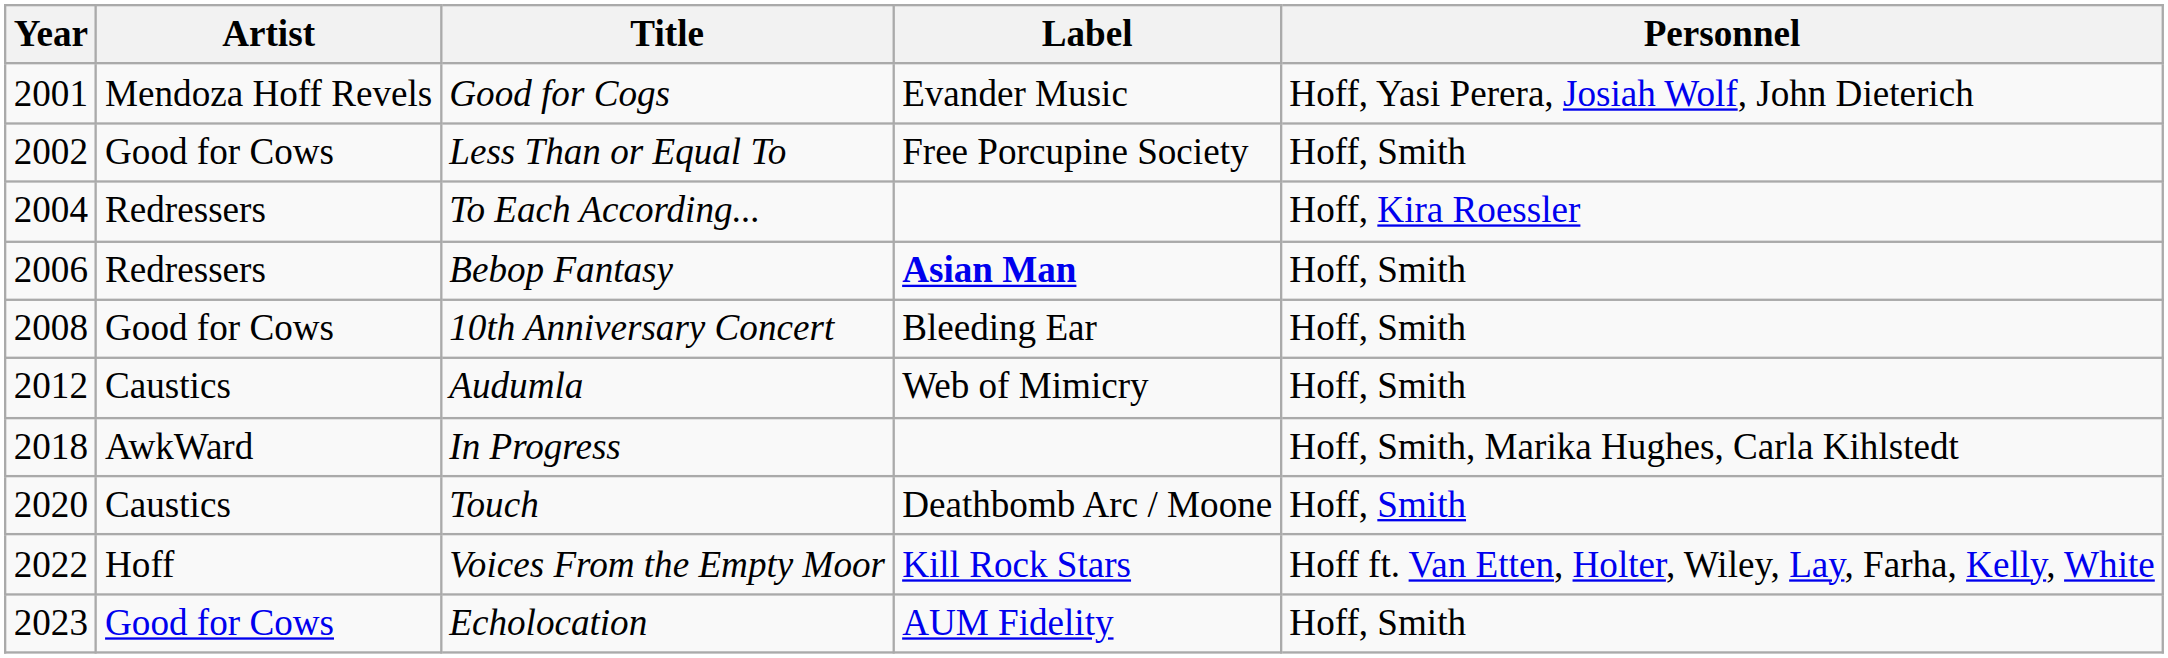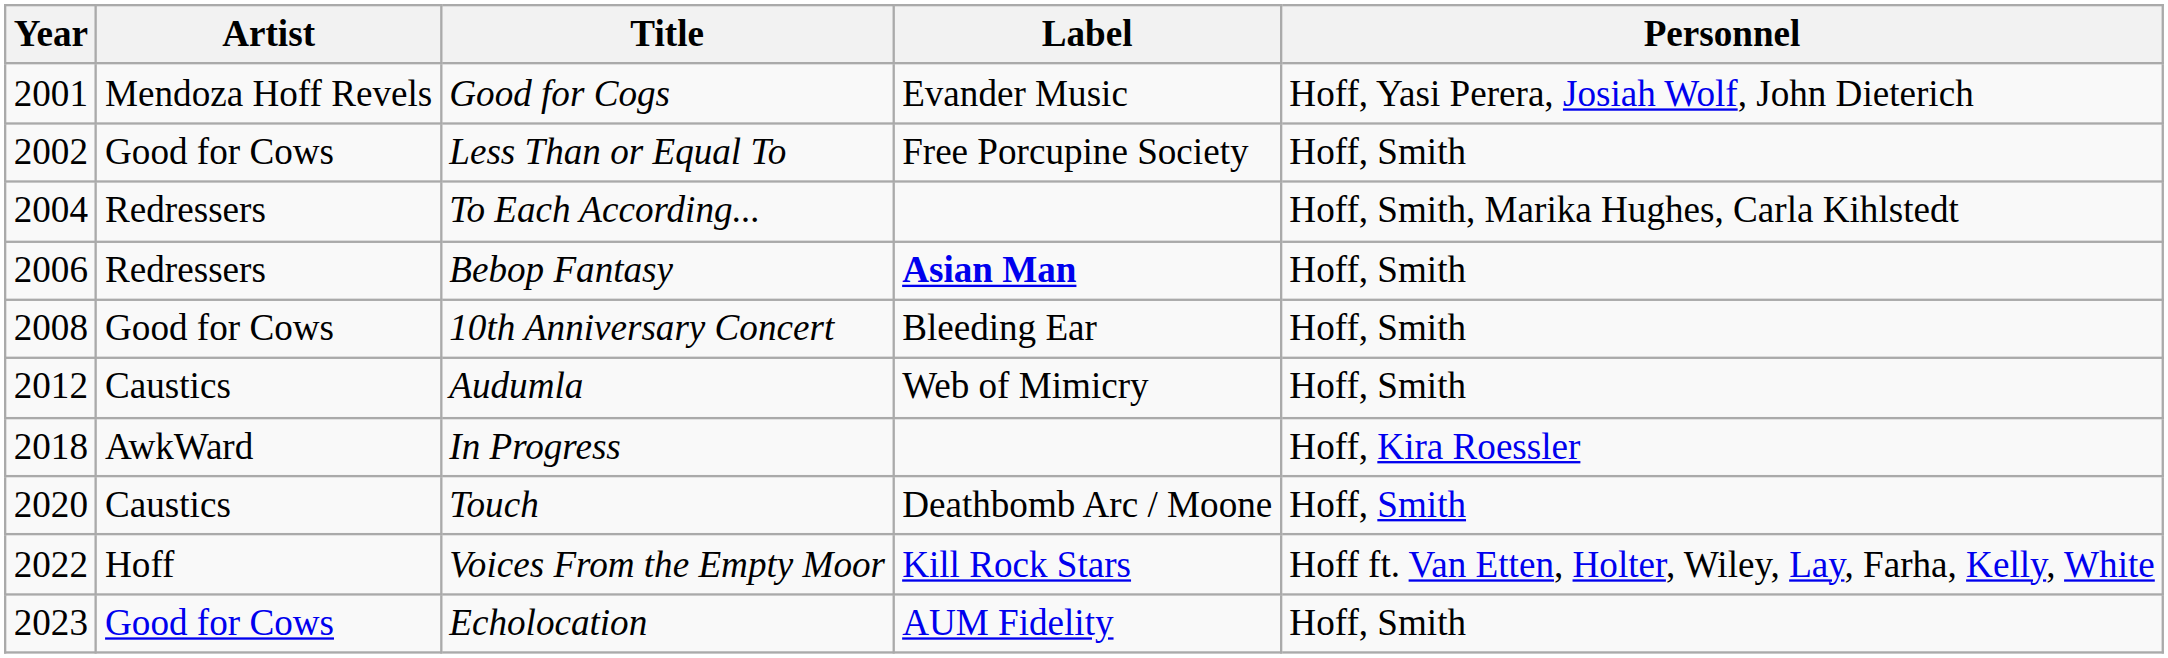(1435, 210) Hoff, Kira Roessler -> (1624, 210) Hoff, Smith, Marika Hughes, Carla Kihlstedt
(1624, 446) Hoff, Smith, Marika Hughes, Carla Kihlstedt -> (1435, 446) Hoff, Kira Roessler
